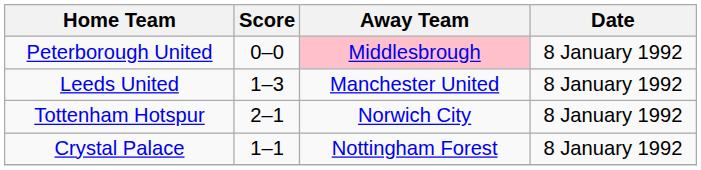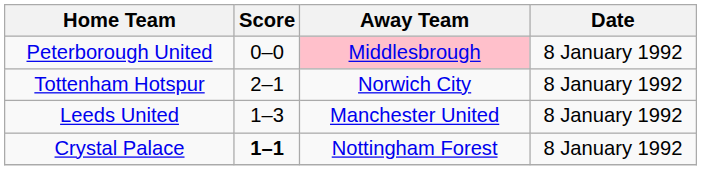rows swapped: (120, 84) <-> (120, 116)
(267, 148) normal -> (267, 148) bold
